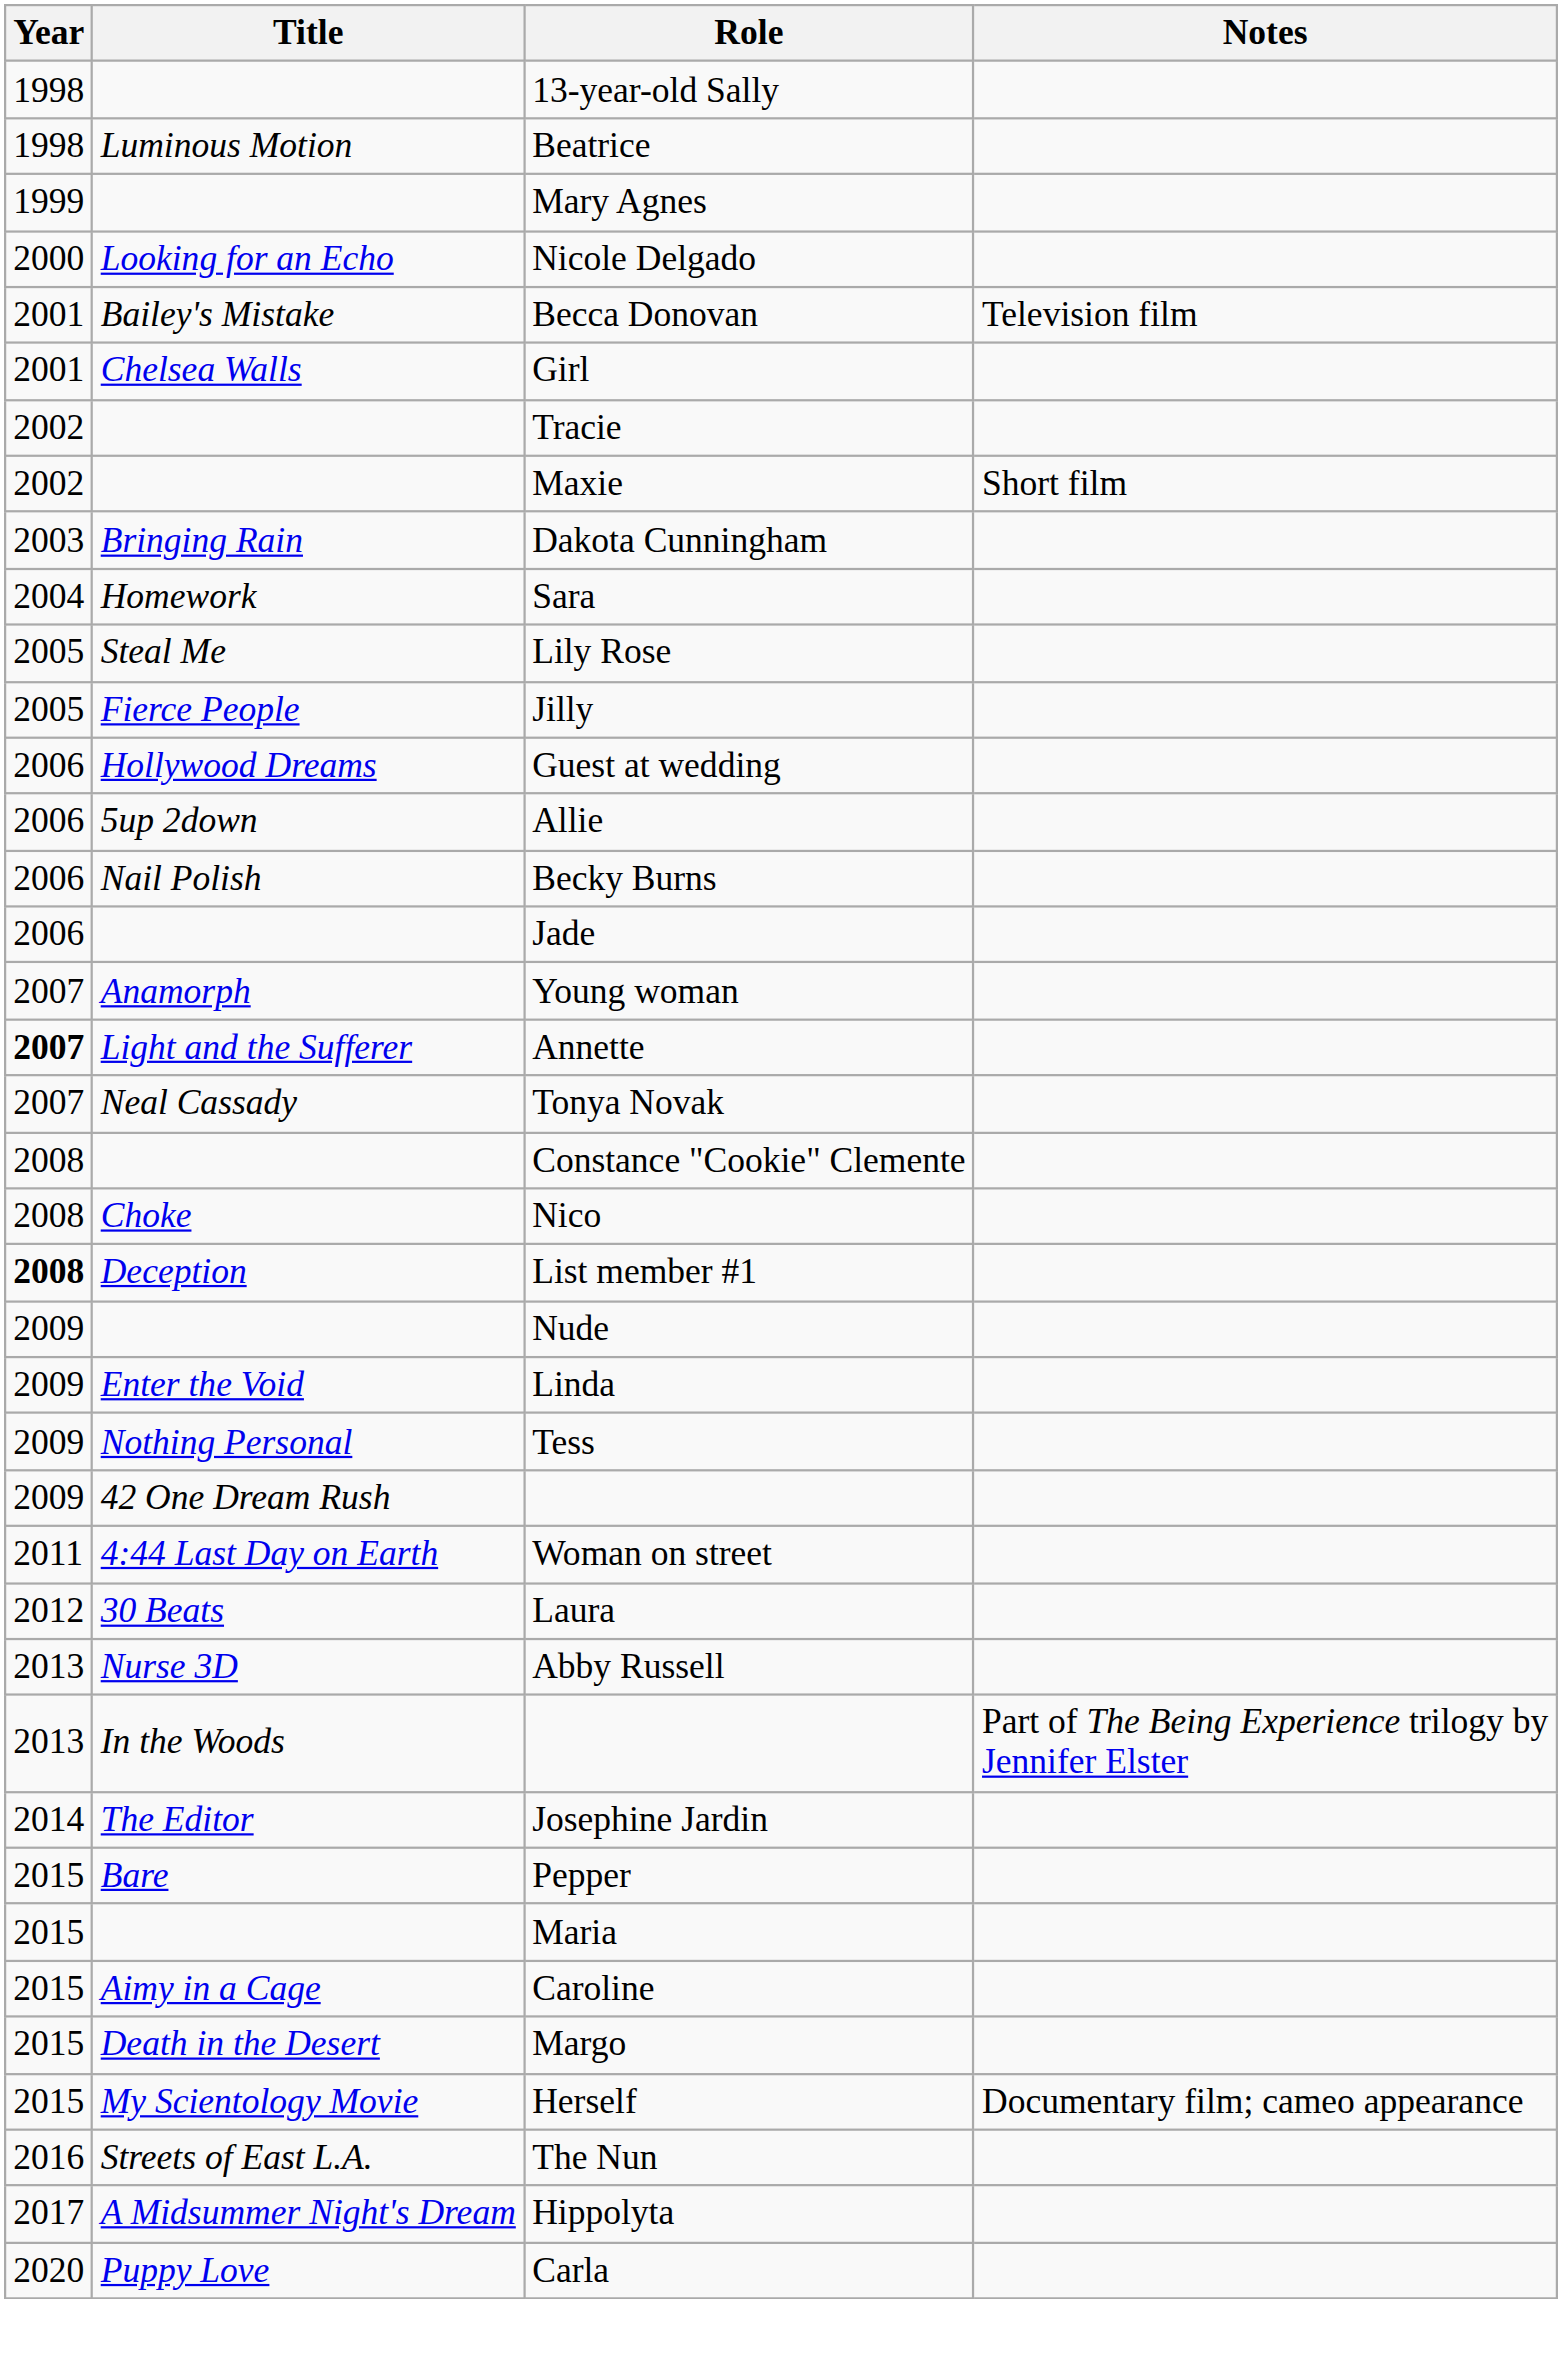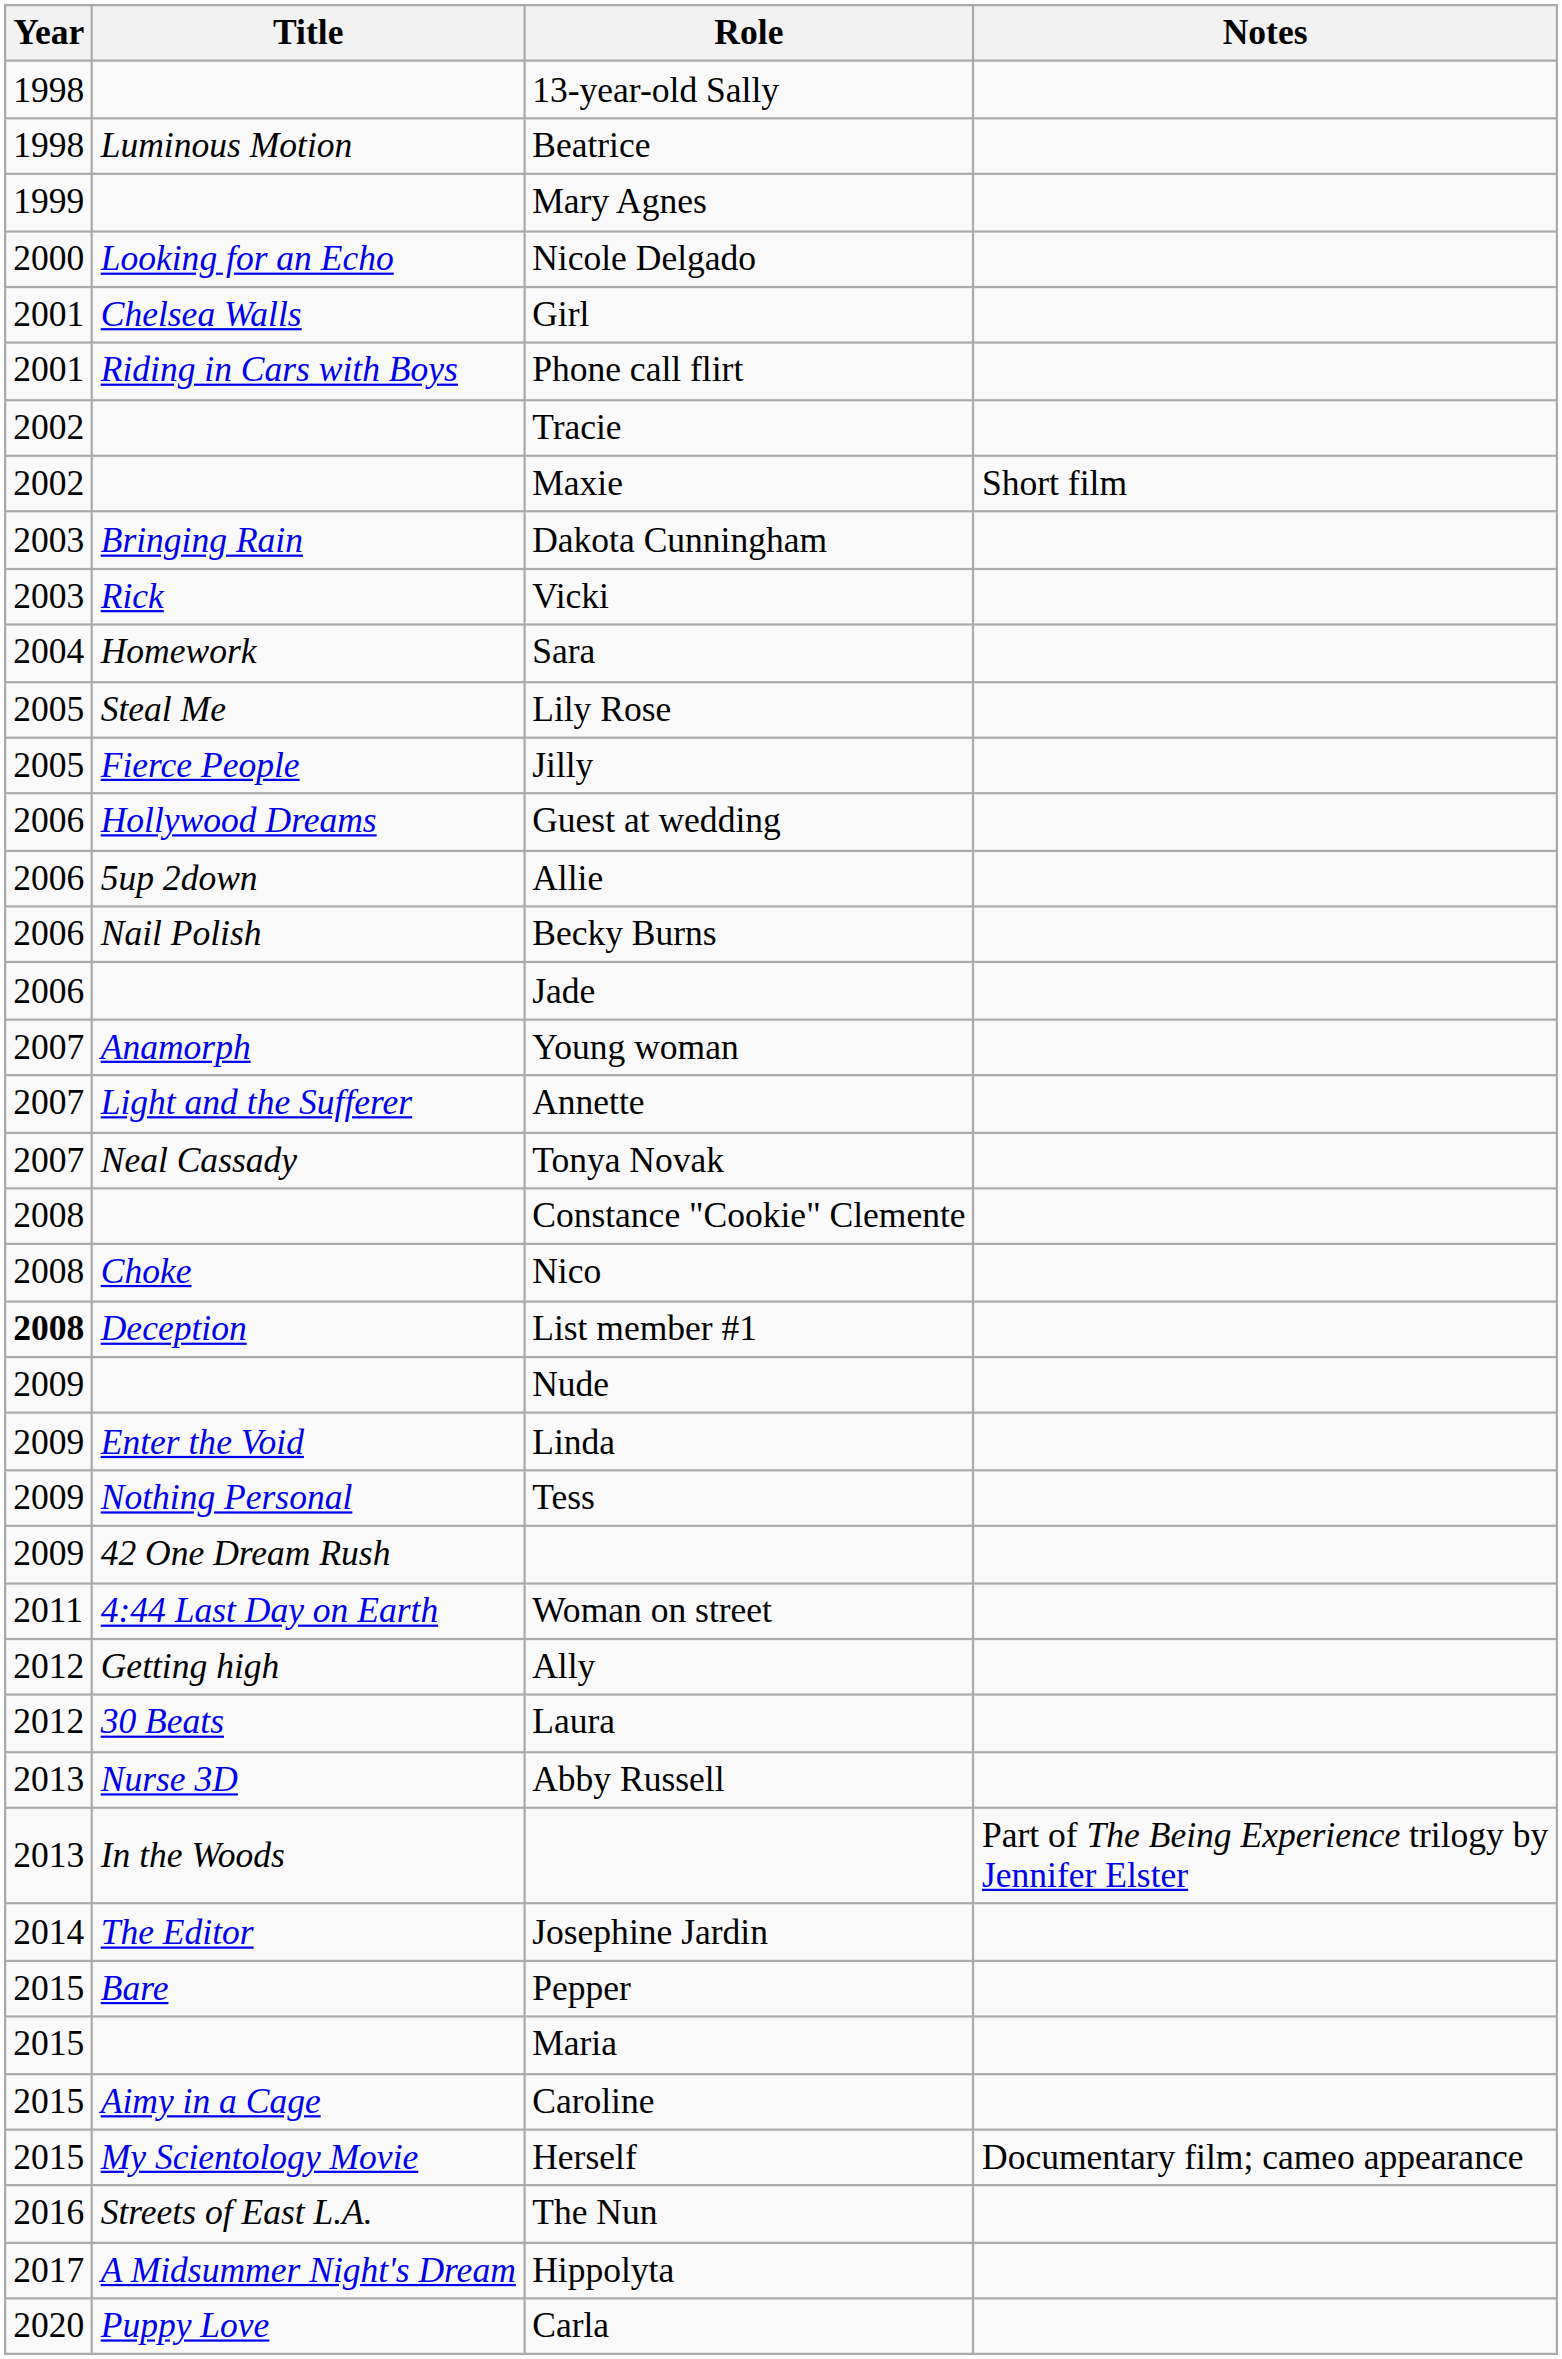- row: (217, 314)
+ row: (279, 370)
+ row: (132, 595)
(49, 1046) bold -> (49, 1102) normal
+ row: (190, 1666)
- row: (240, 2044)
